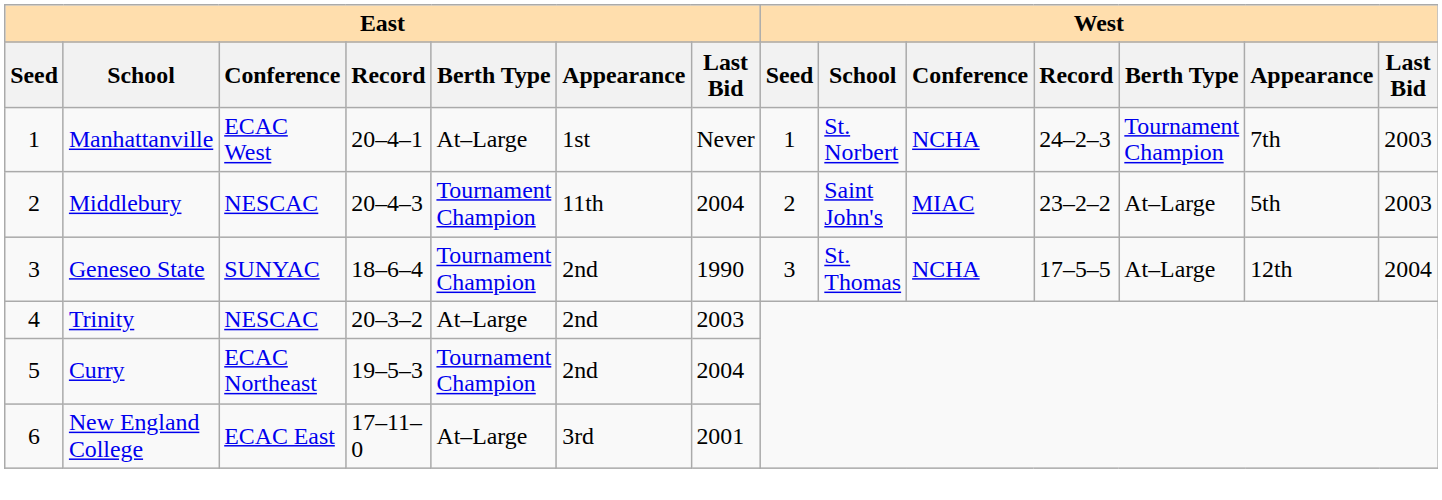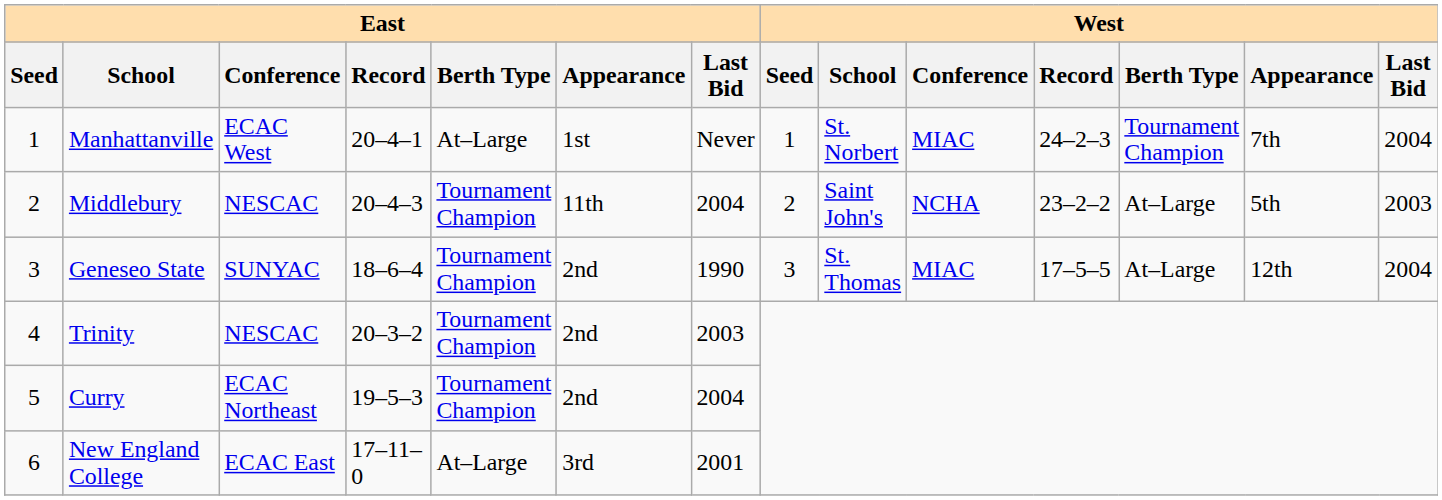(946, 139) NCHA -> (943, 139) MIAC
(1408, 139) 2003 -> (1408, 139) 2004
(943, 203) MIAC -> (946, 203) NCHA
(946, 268) NCHA -> (943, 268) MIAC
(482, 319) At–Large -> (494, 333) Tournament Champion
